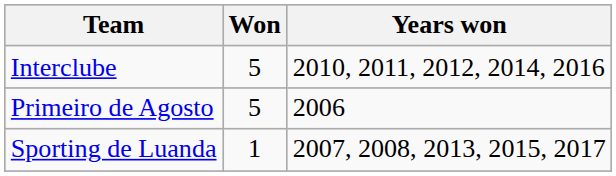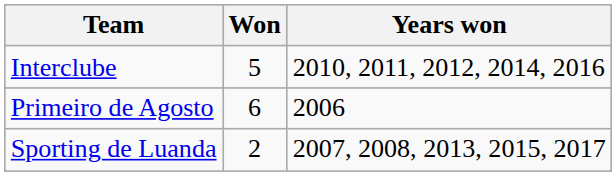(255, 107) 5 -> (255, 107) 6
(255, 149) 1 -> (255, 149) 2
